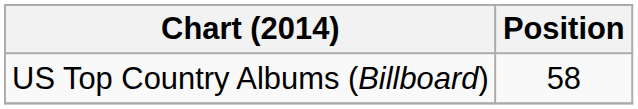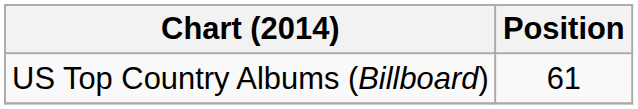(564, 77) 58 -> (564, 77) 61
